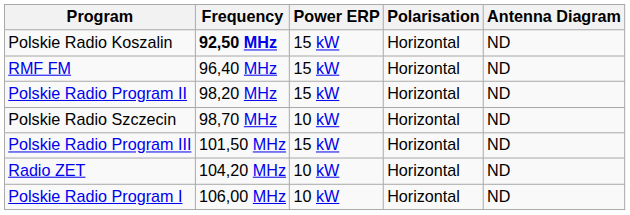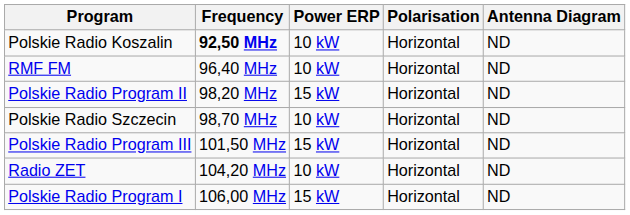(316, 42) 15 kW -> (316, 42) 10 kW
(316, 68) 15 kW -> (316, 68) 10 kW
(316, 196) 10 kW -> (316, 196) 15 kW
